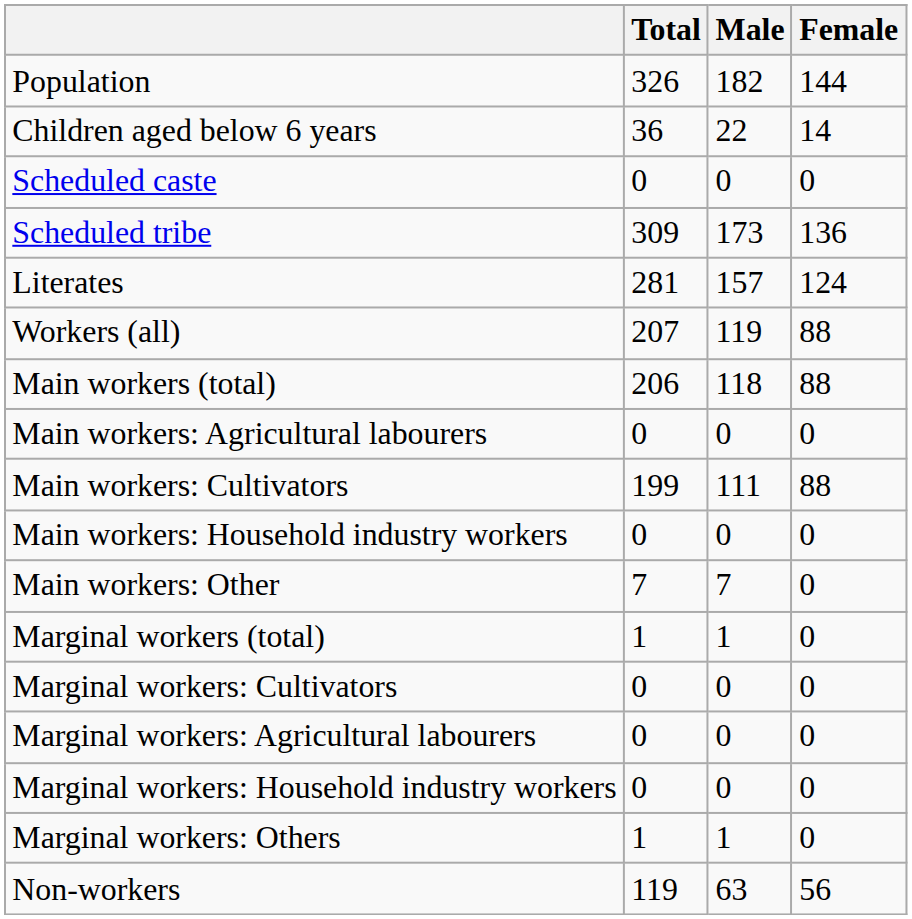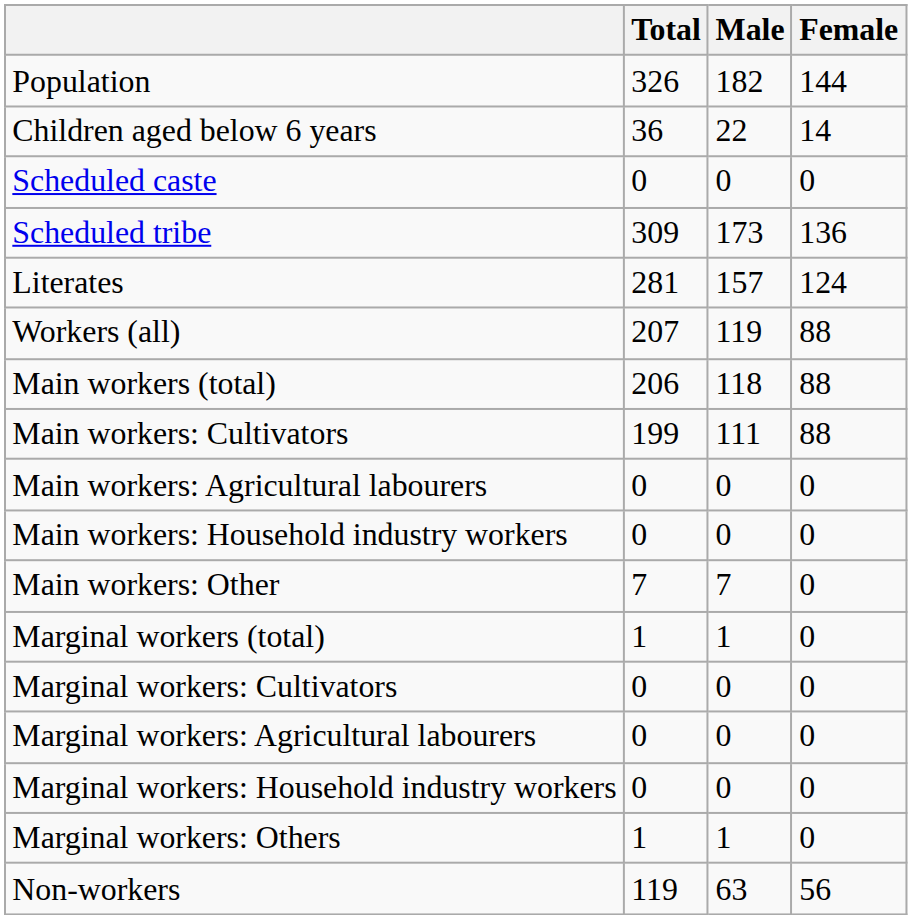rows swapped: (180, 484) <-> (250, 433)
